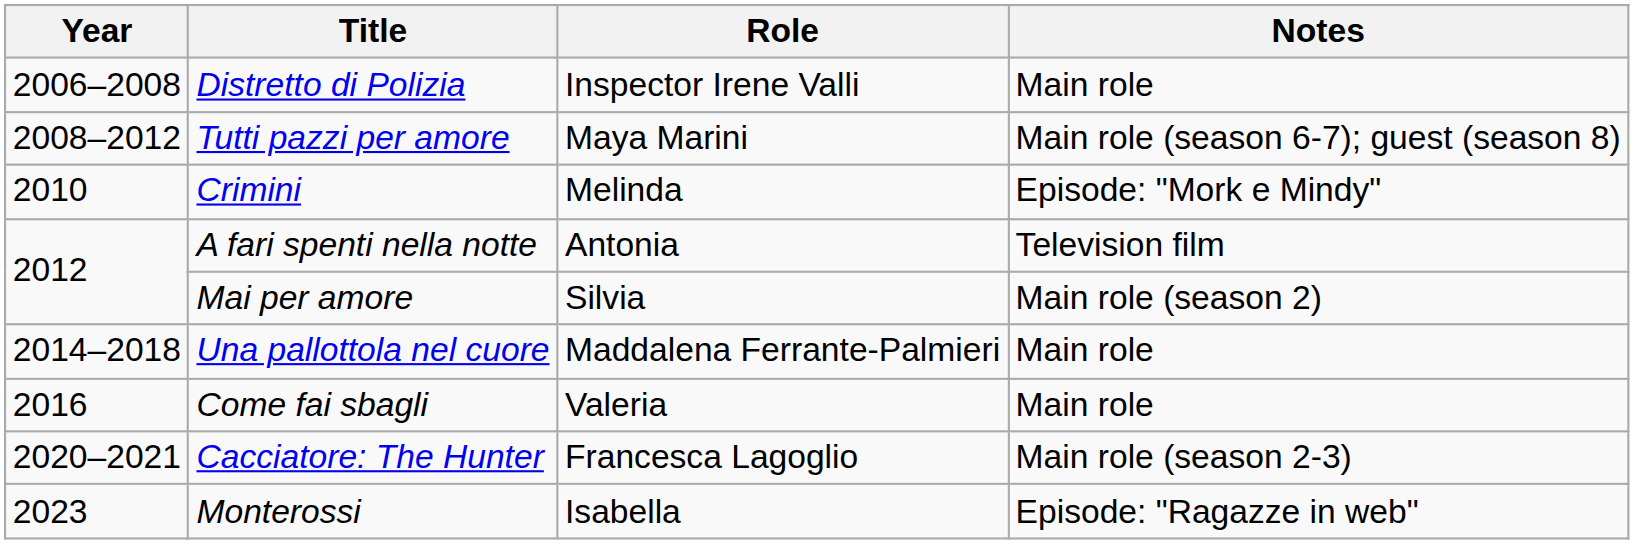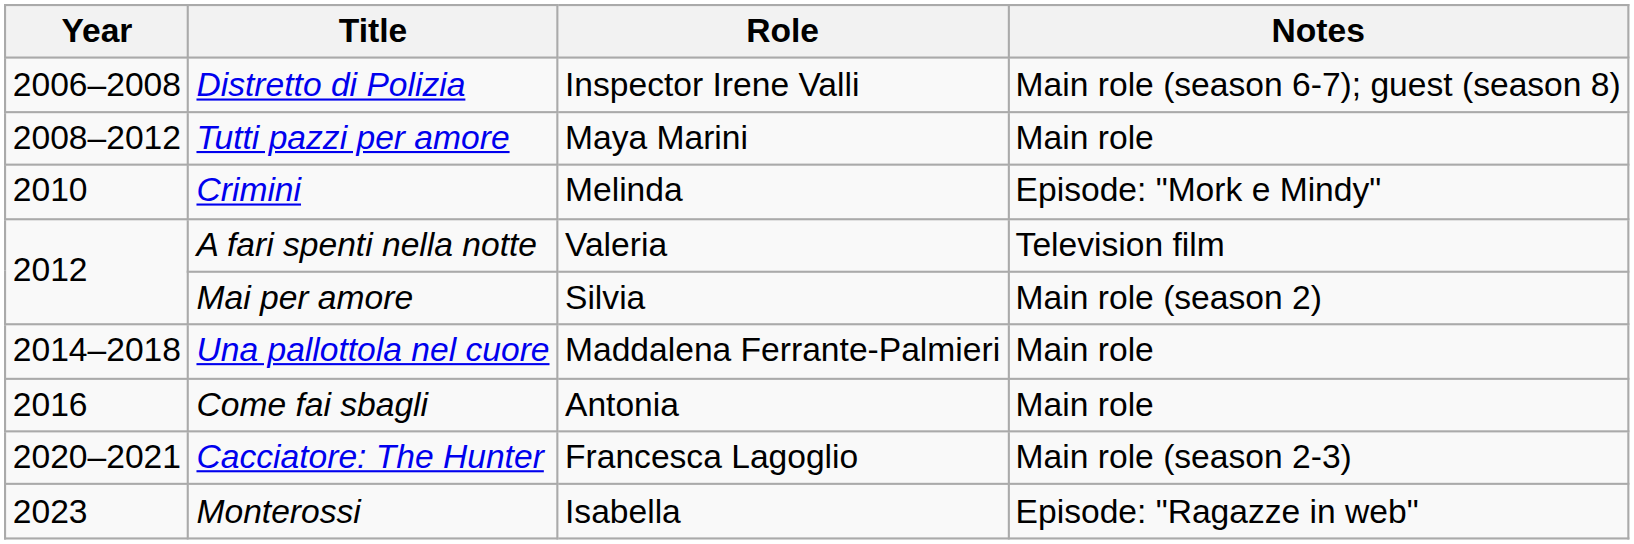(1085, 84) Main role -> (1318, 84) Main role (season 6-7); guest (season 8)
(1318, 137) Main role (season 6-7); guest (season 8) -> (1085, 137) Main role
(622, 244) Antonia -> (616, 244) Valeria
(616, 404) Valeria -> (622, 404) Antonia
